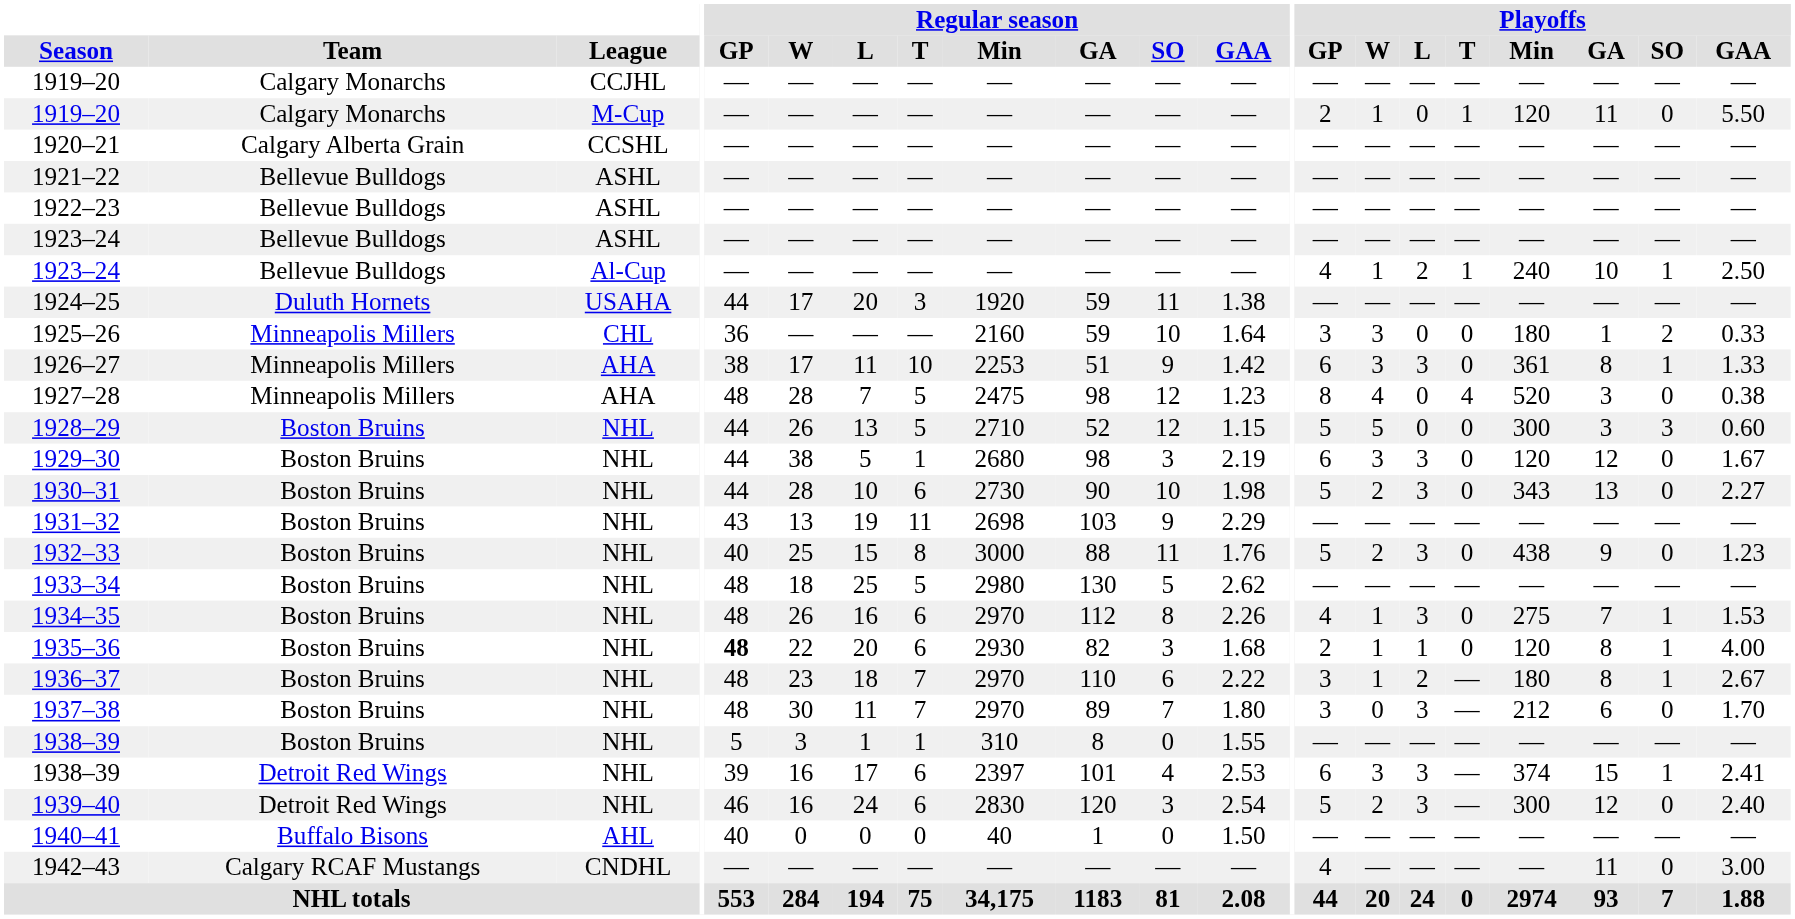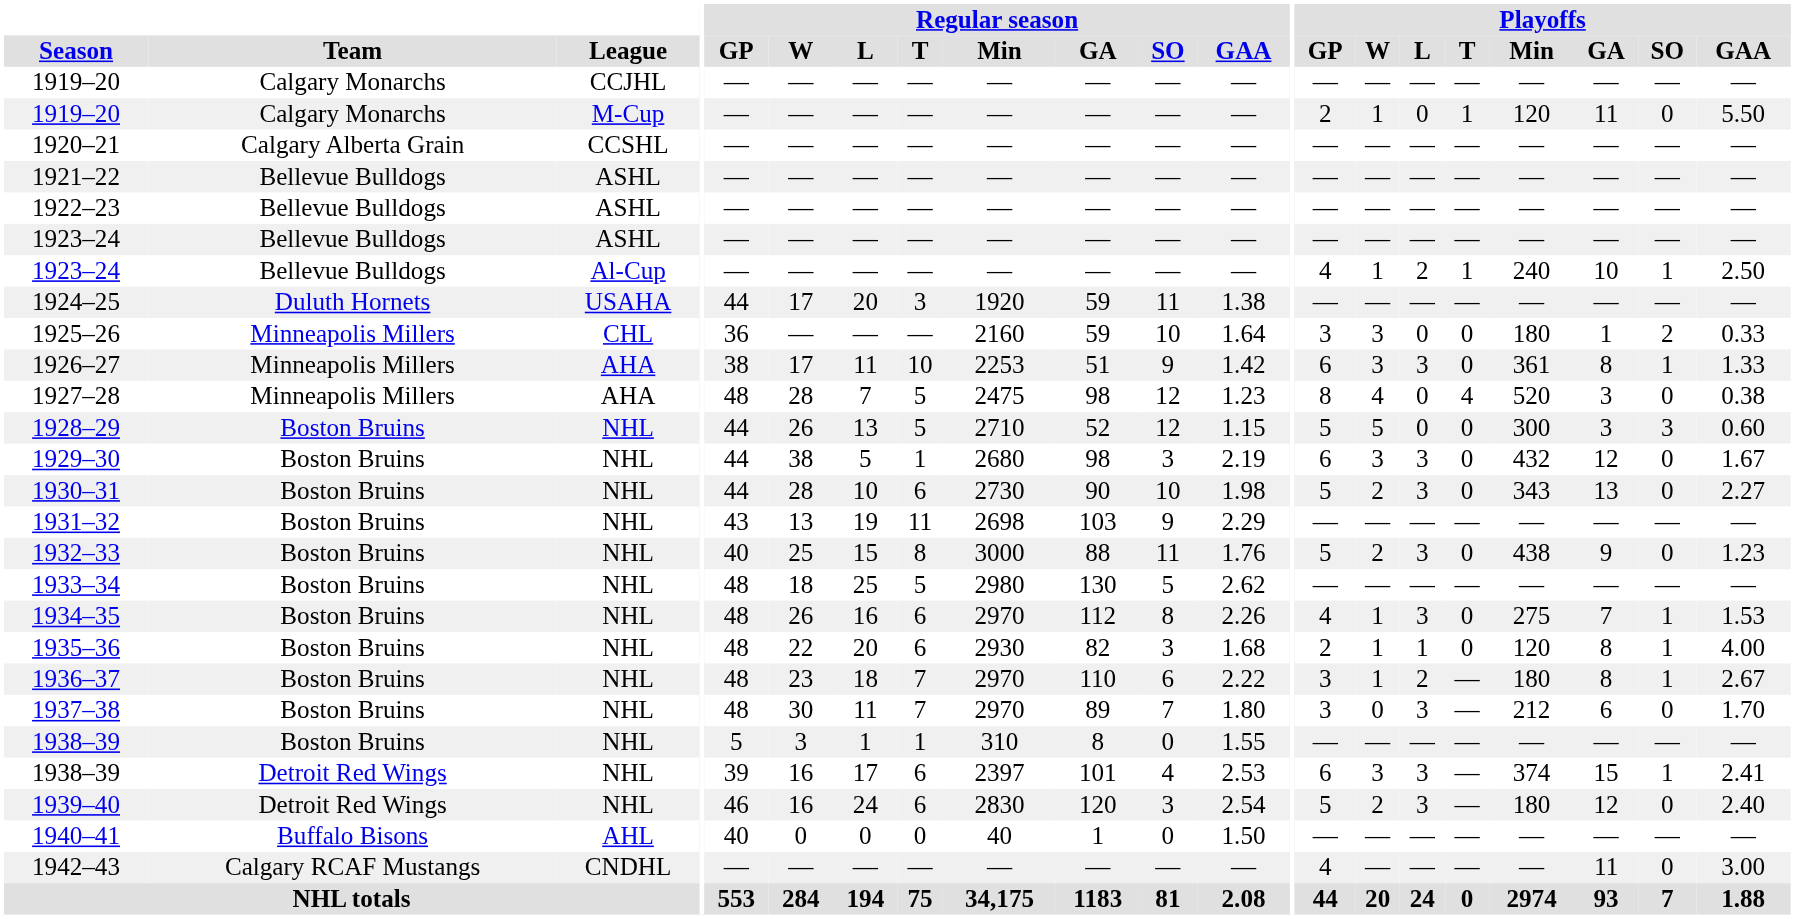(1532, 459) 120 -> (1532, 459) 432
(736, 647) bold -> (736, 647) normal
(1532, 804) 300 -> (1532, 804) 180
